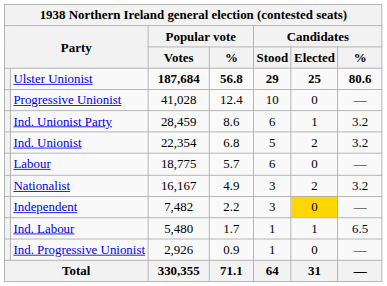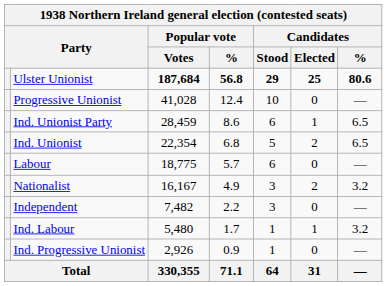(360, 121) 3.2 -> (360, 121) 6.5
(360, 143) 3.2 -> (360, 143) 6.5
(315, 207) gold background -> (315, 207) no background
(360, 228) 6.5 -> (360, 228) 3.2
